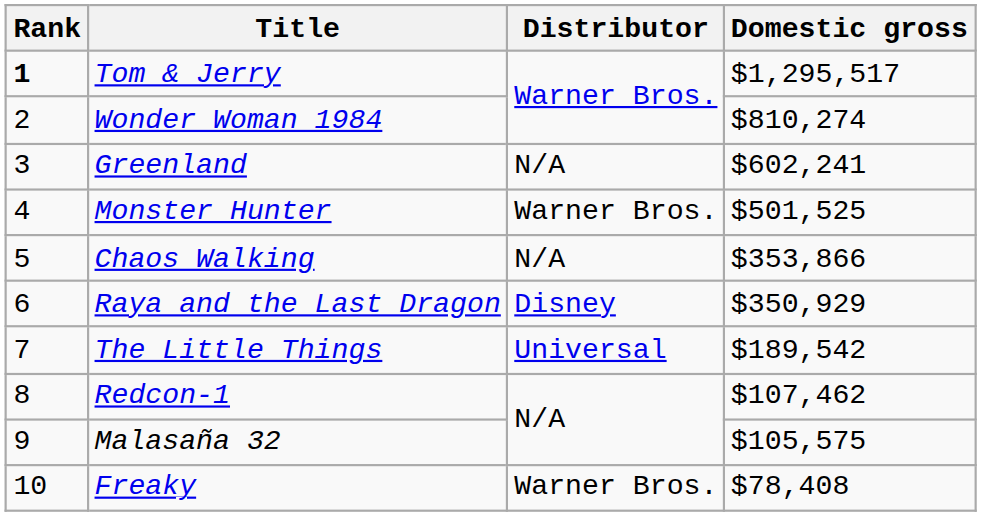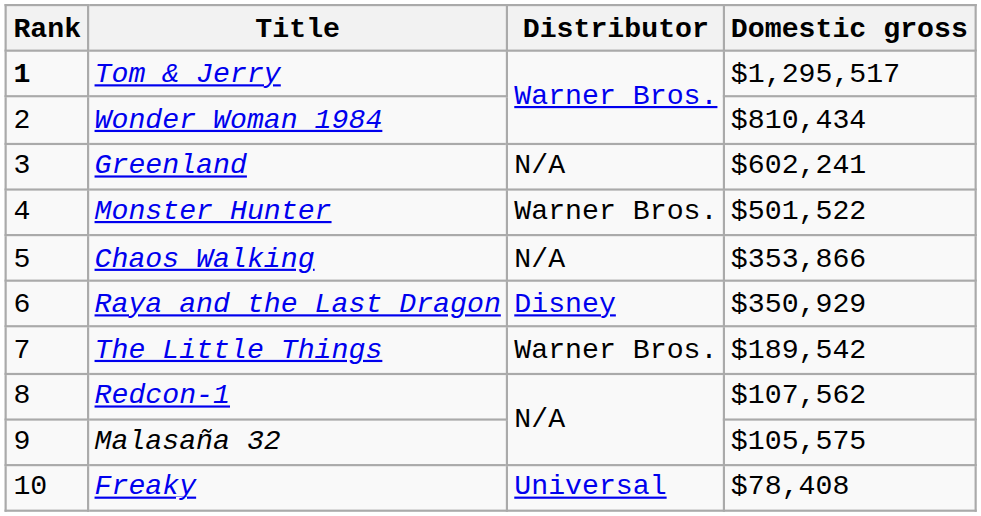(799, 120) $810,274 -> (799, 120) $810,434
(799, 212) $501,525 -> (799, 212) $501,522
(590, 350) Universal -> (616, 350) Warner Bros.
(799, 396) $107,462 -> (799, 396) $107,562
(616, 488) Warner Bros. -> (590, 488) Universal
